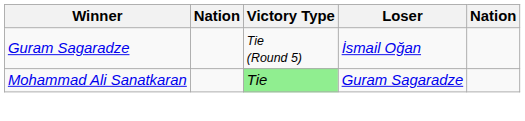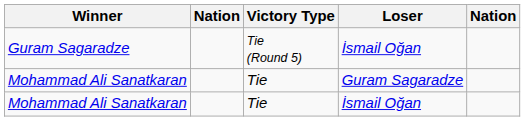(257, 80) lightgreen background -> (257, 80) no background
+ row: (97, 103)
